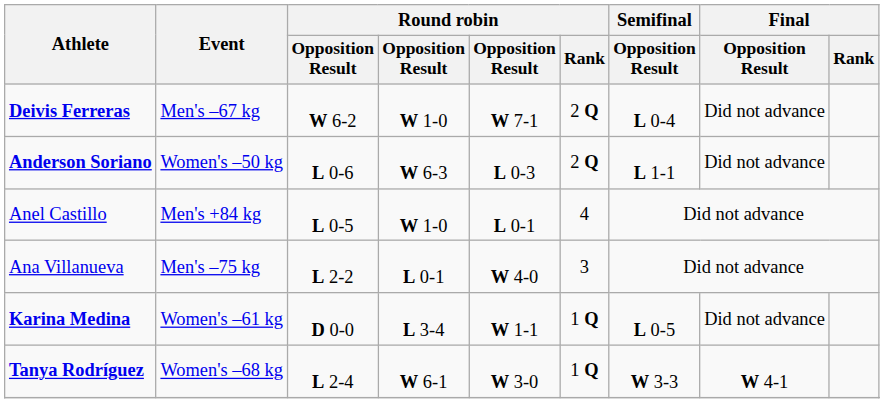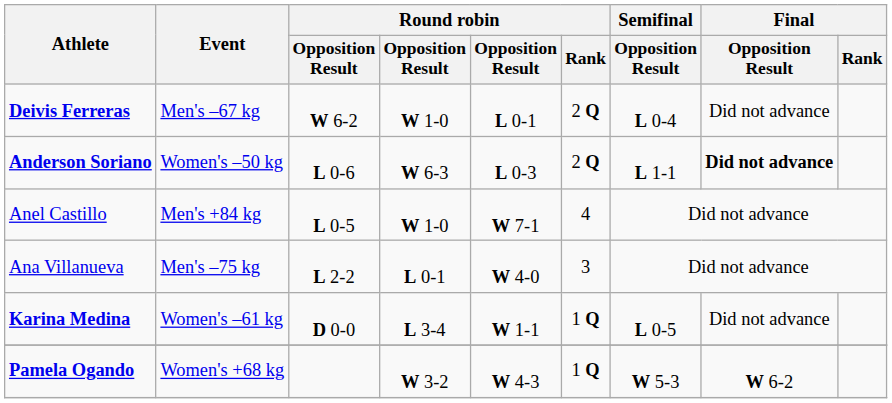(514, 121) W 7-1 -> (516, 121) L 0-1
(765, 162) normal -> (769, 162) bold
(514, 225) L 0-1 -> (516, 225) W 7-1
- row: (76, 371)
+ row: (72, 371)
